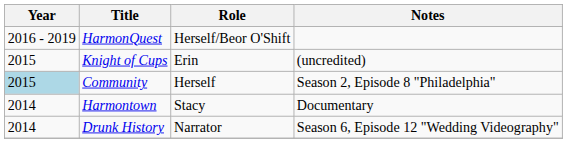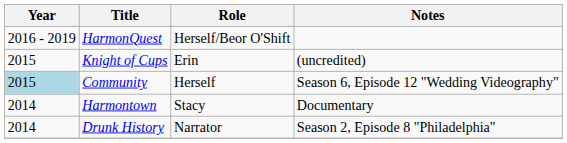(396, 82) Season 2, Episode 8 "Philadelphia" -> (428, 82) Season 6, Episode 12 "Wedding Videography"
(428, 127) Season 6, Episode 12 "Wedding Videography" -> (396, 127) Season 2, Episode 8 "Philadelphia"
